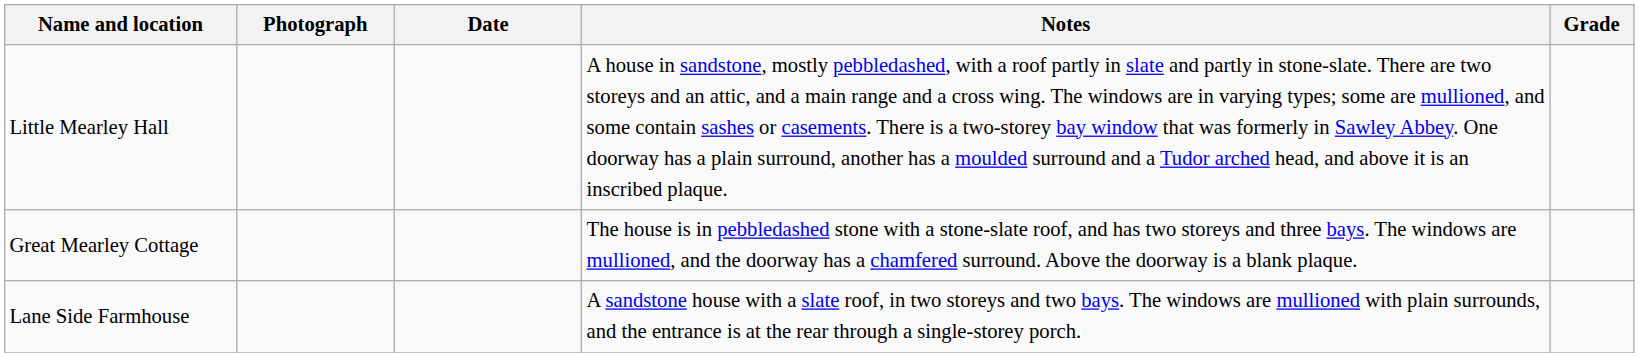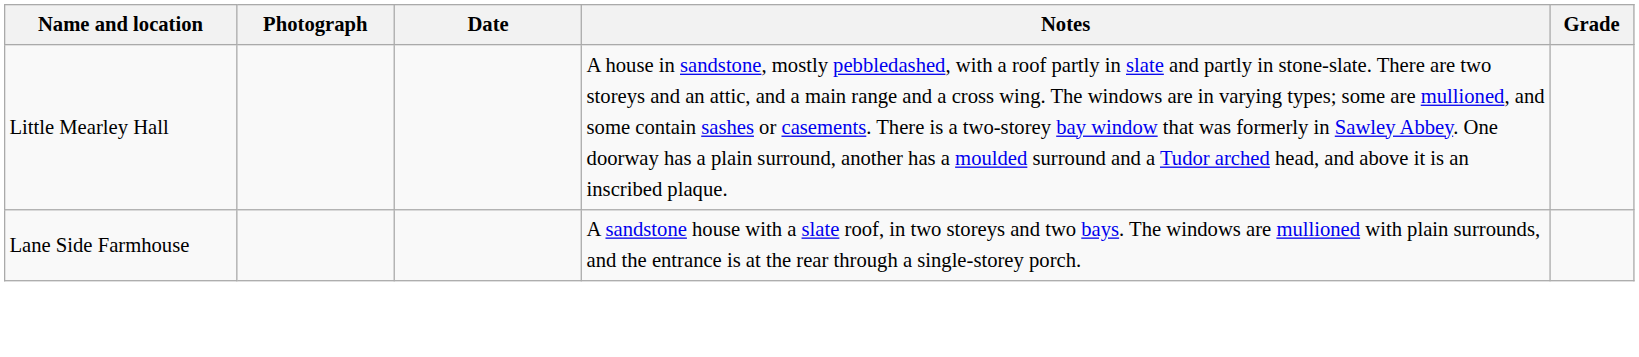- row: (104, 245)
